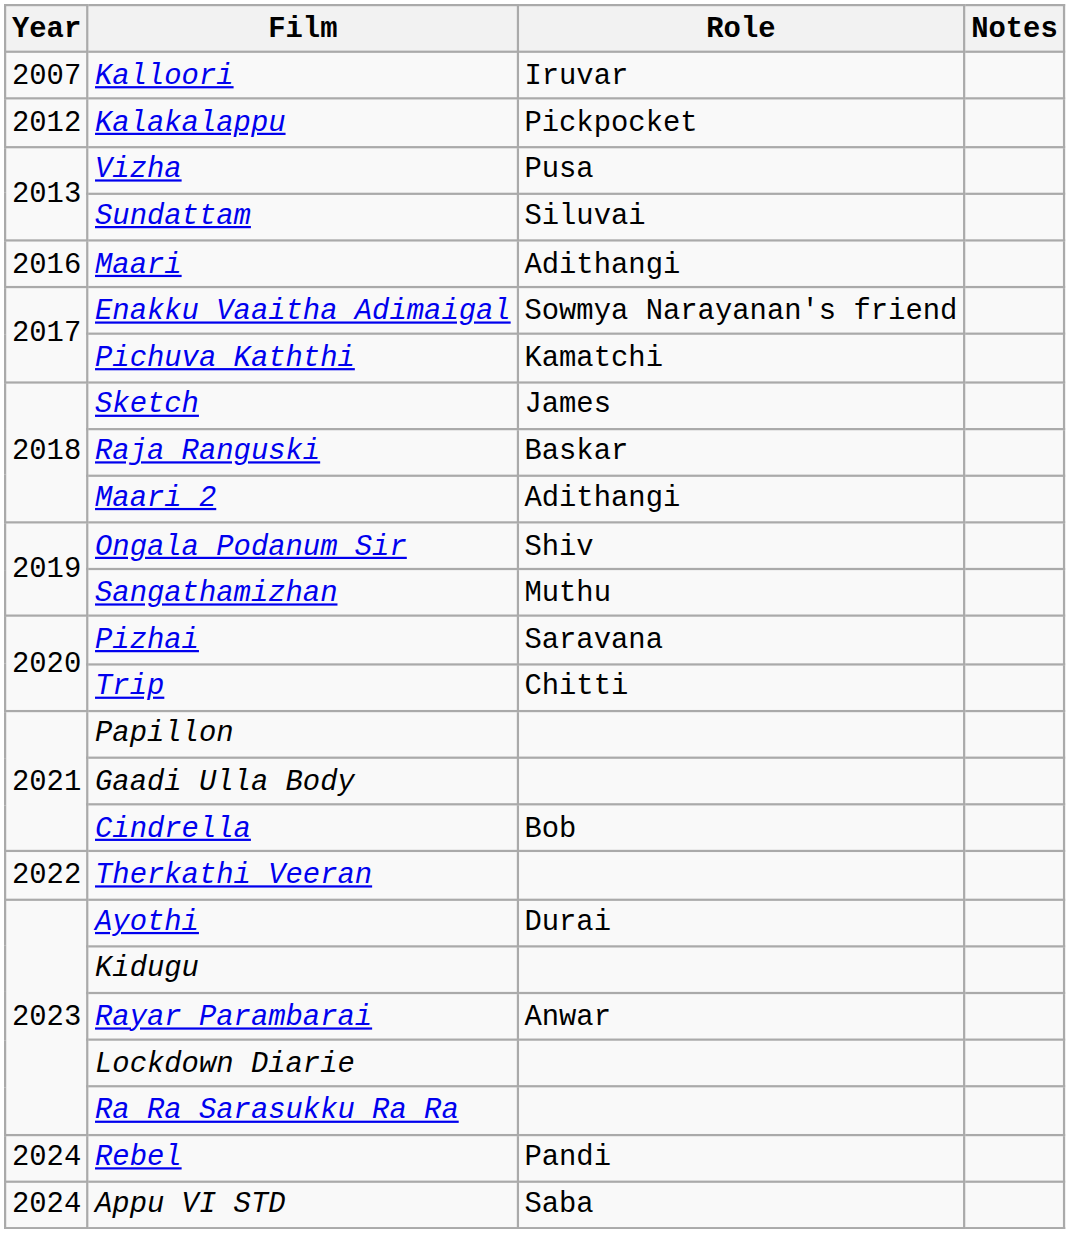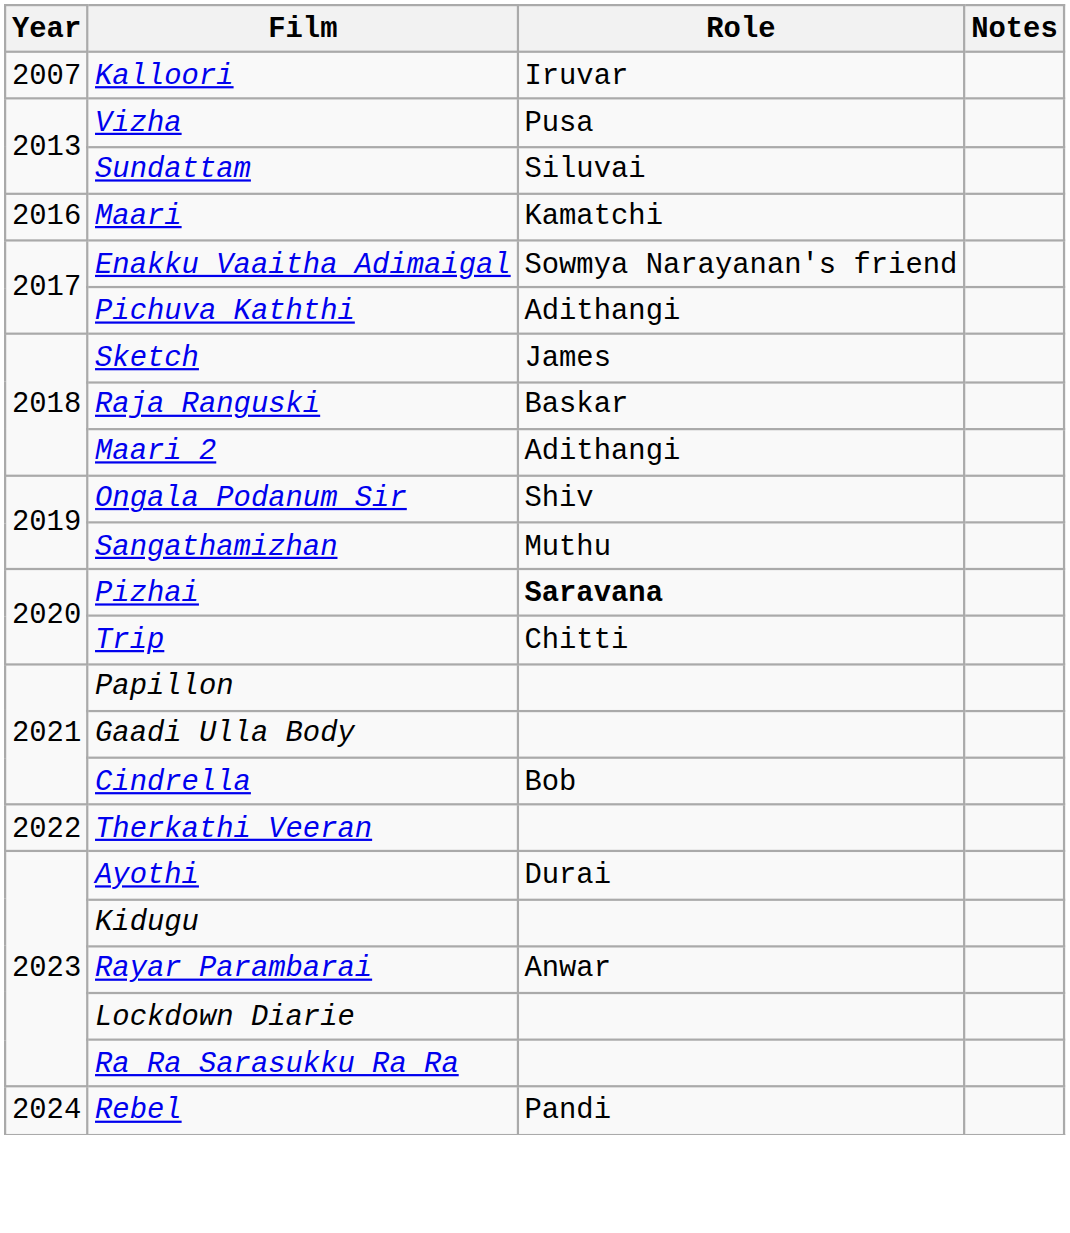- row: (190, 123)
(602, 264) Adithangi -> (594, 217) Kamatchi
(594, 358) Kamatchi -> (602, 311) Adithangi
(594, 640) normal -> (594, 593) bold
- row: (190, 1205)
